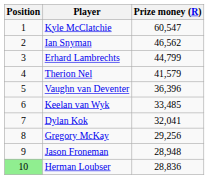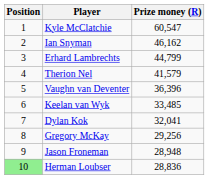(168, 43) 46,562 -> (168, 43) 46,162
